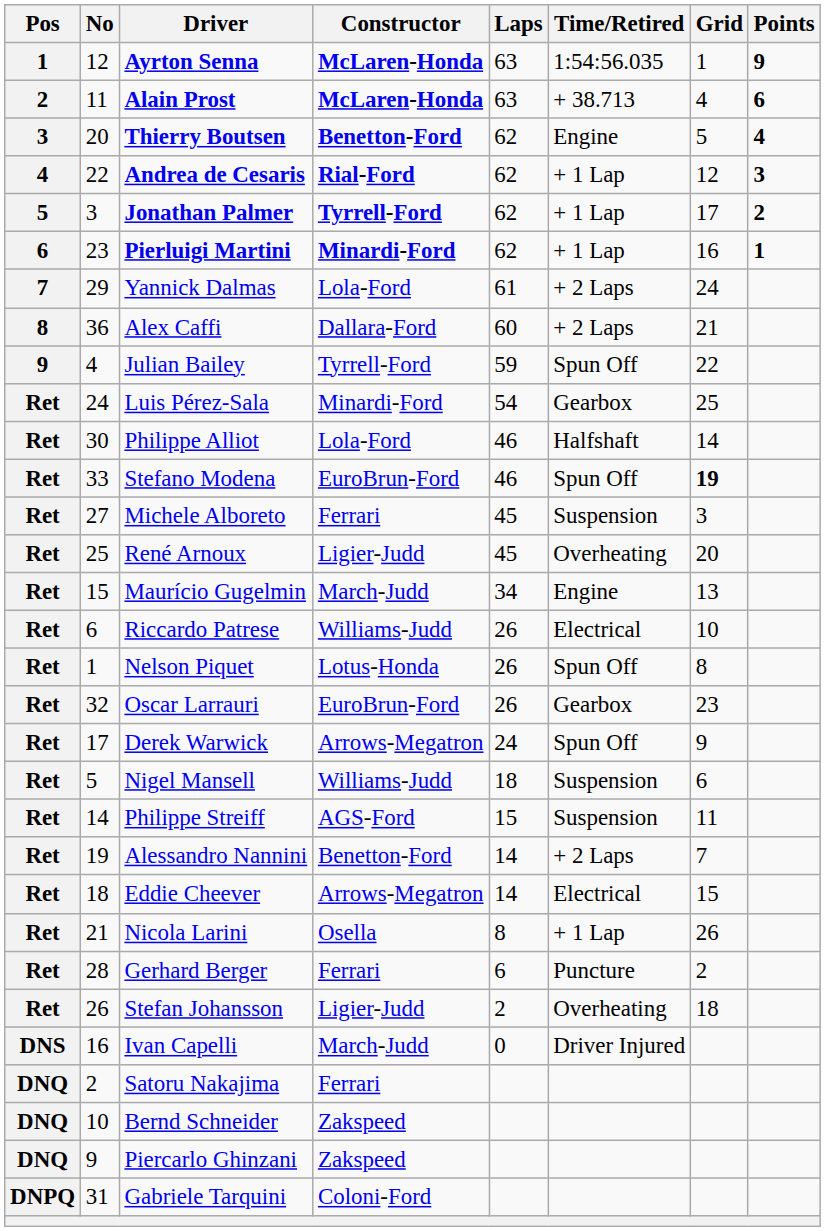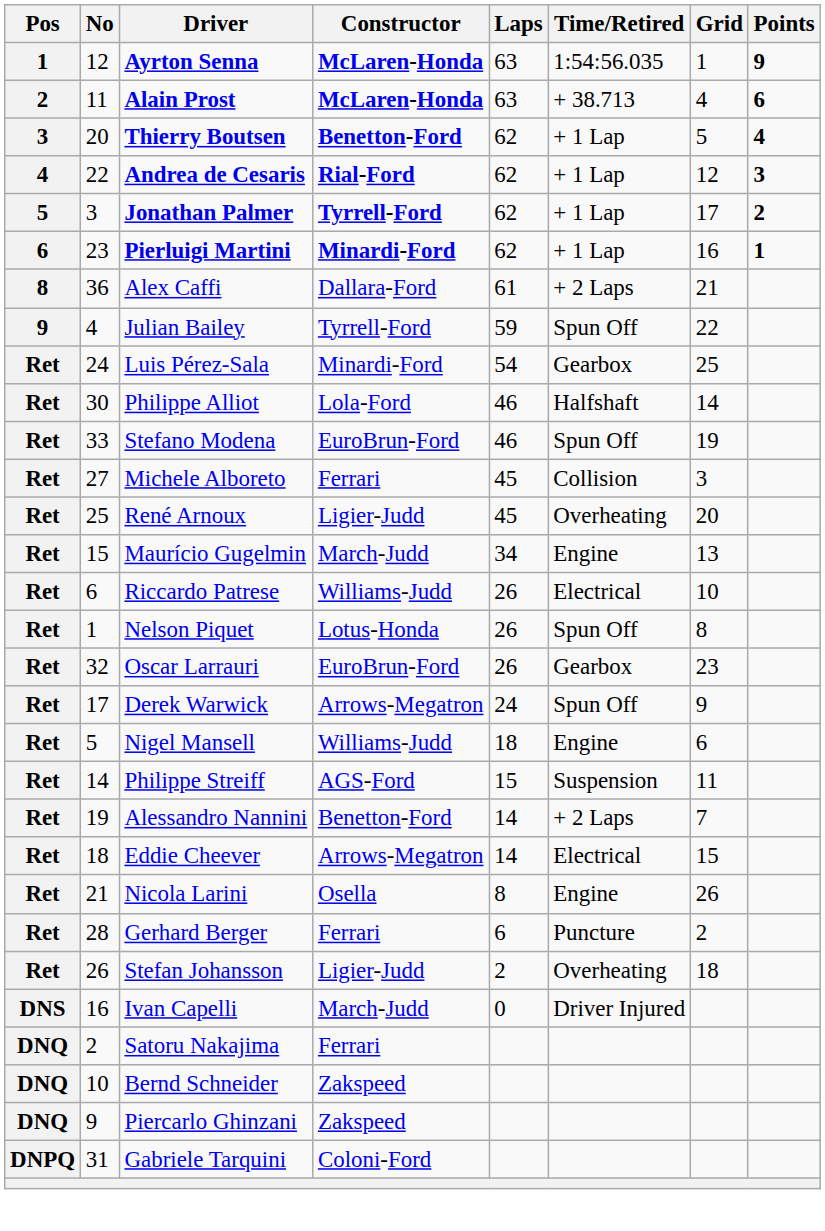(586, 137) Engine -> (589, 137) + 1 Lap
- row: (200, 288)
(506, 326) 60 -> (506, 288) 61
(707, 477) bold -> (707, 439) normal
(606, 515) Suspension -> (595, 477) Collision
(606, 780) Suspension -> (586, 742) Engine
(589, 931) + 1 Lap -> (586, 894) Engine
